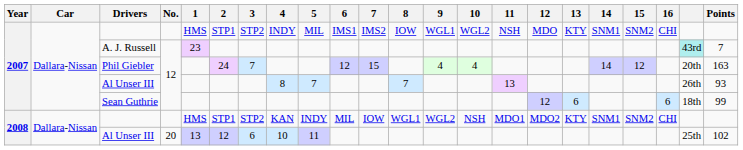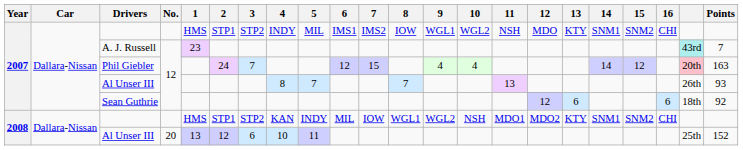(692, 66) no background -> (692, 66) pink background
(721, 101) 99 -> (721, 101) 92
(721, 136) 102 -> (721, 136) 152
